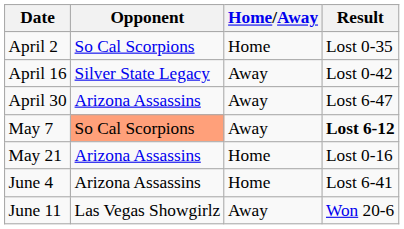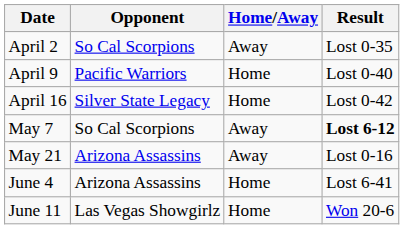(249, 45) Home -> (248, 45) Away
+ row: (33, 73)
(248, 73) Away -> (249, 100) Home
- row: (38, 100)
(135, 127) lightsalmon background -> (135, 127) no background
(249, 155) Home -> (248, 155) Away
(248, 210) Away -> (249, 210) Home
